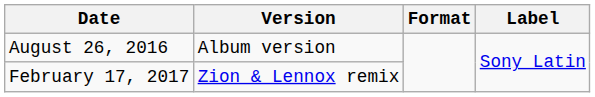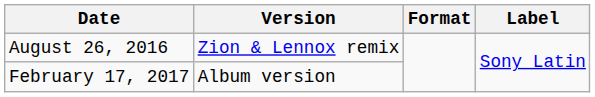(267, 48) Album version -> (298, 48) Zion & Lennox remix
(298, 77) Zion & Lennox remix -> (267, 77) Album version
